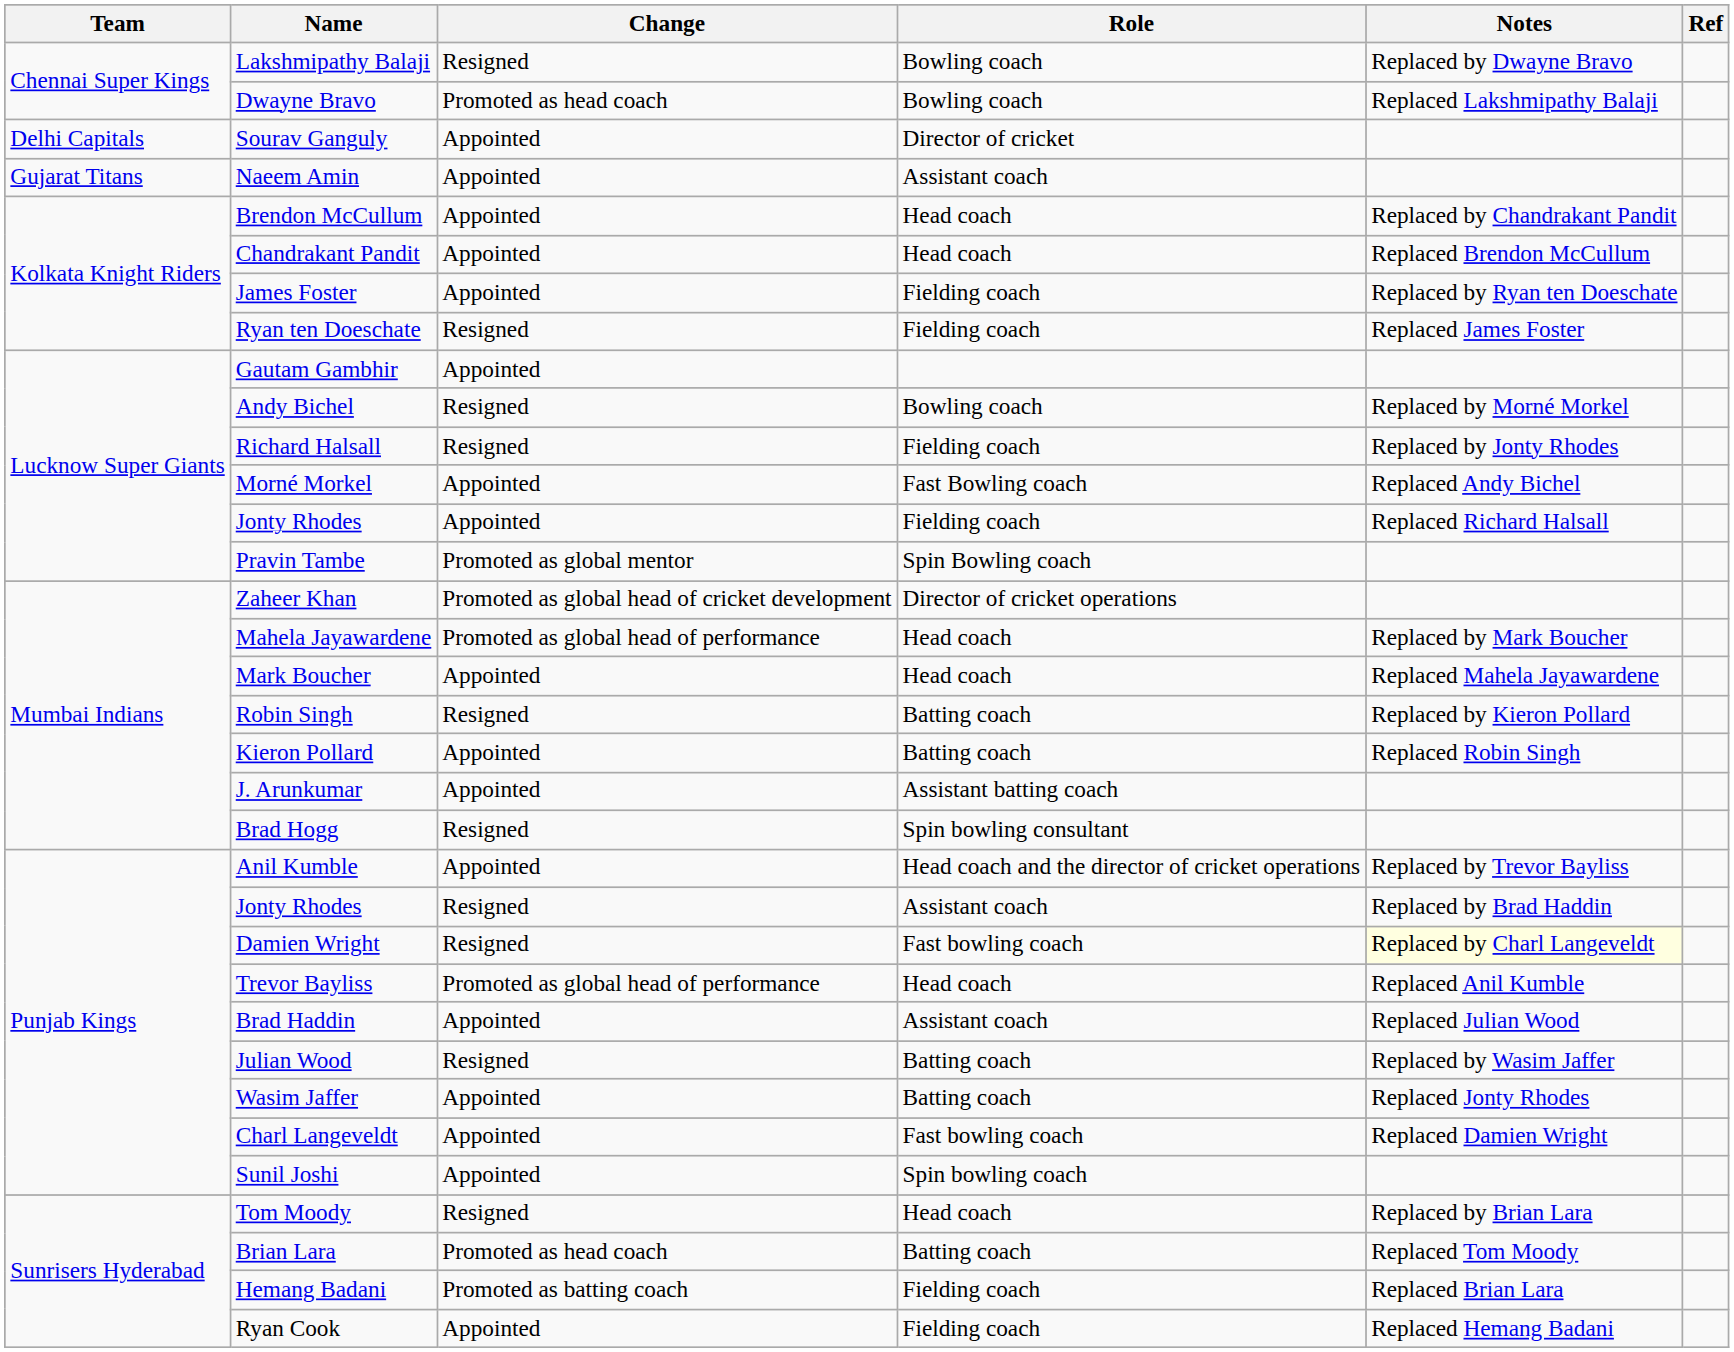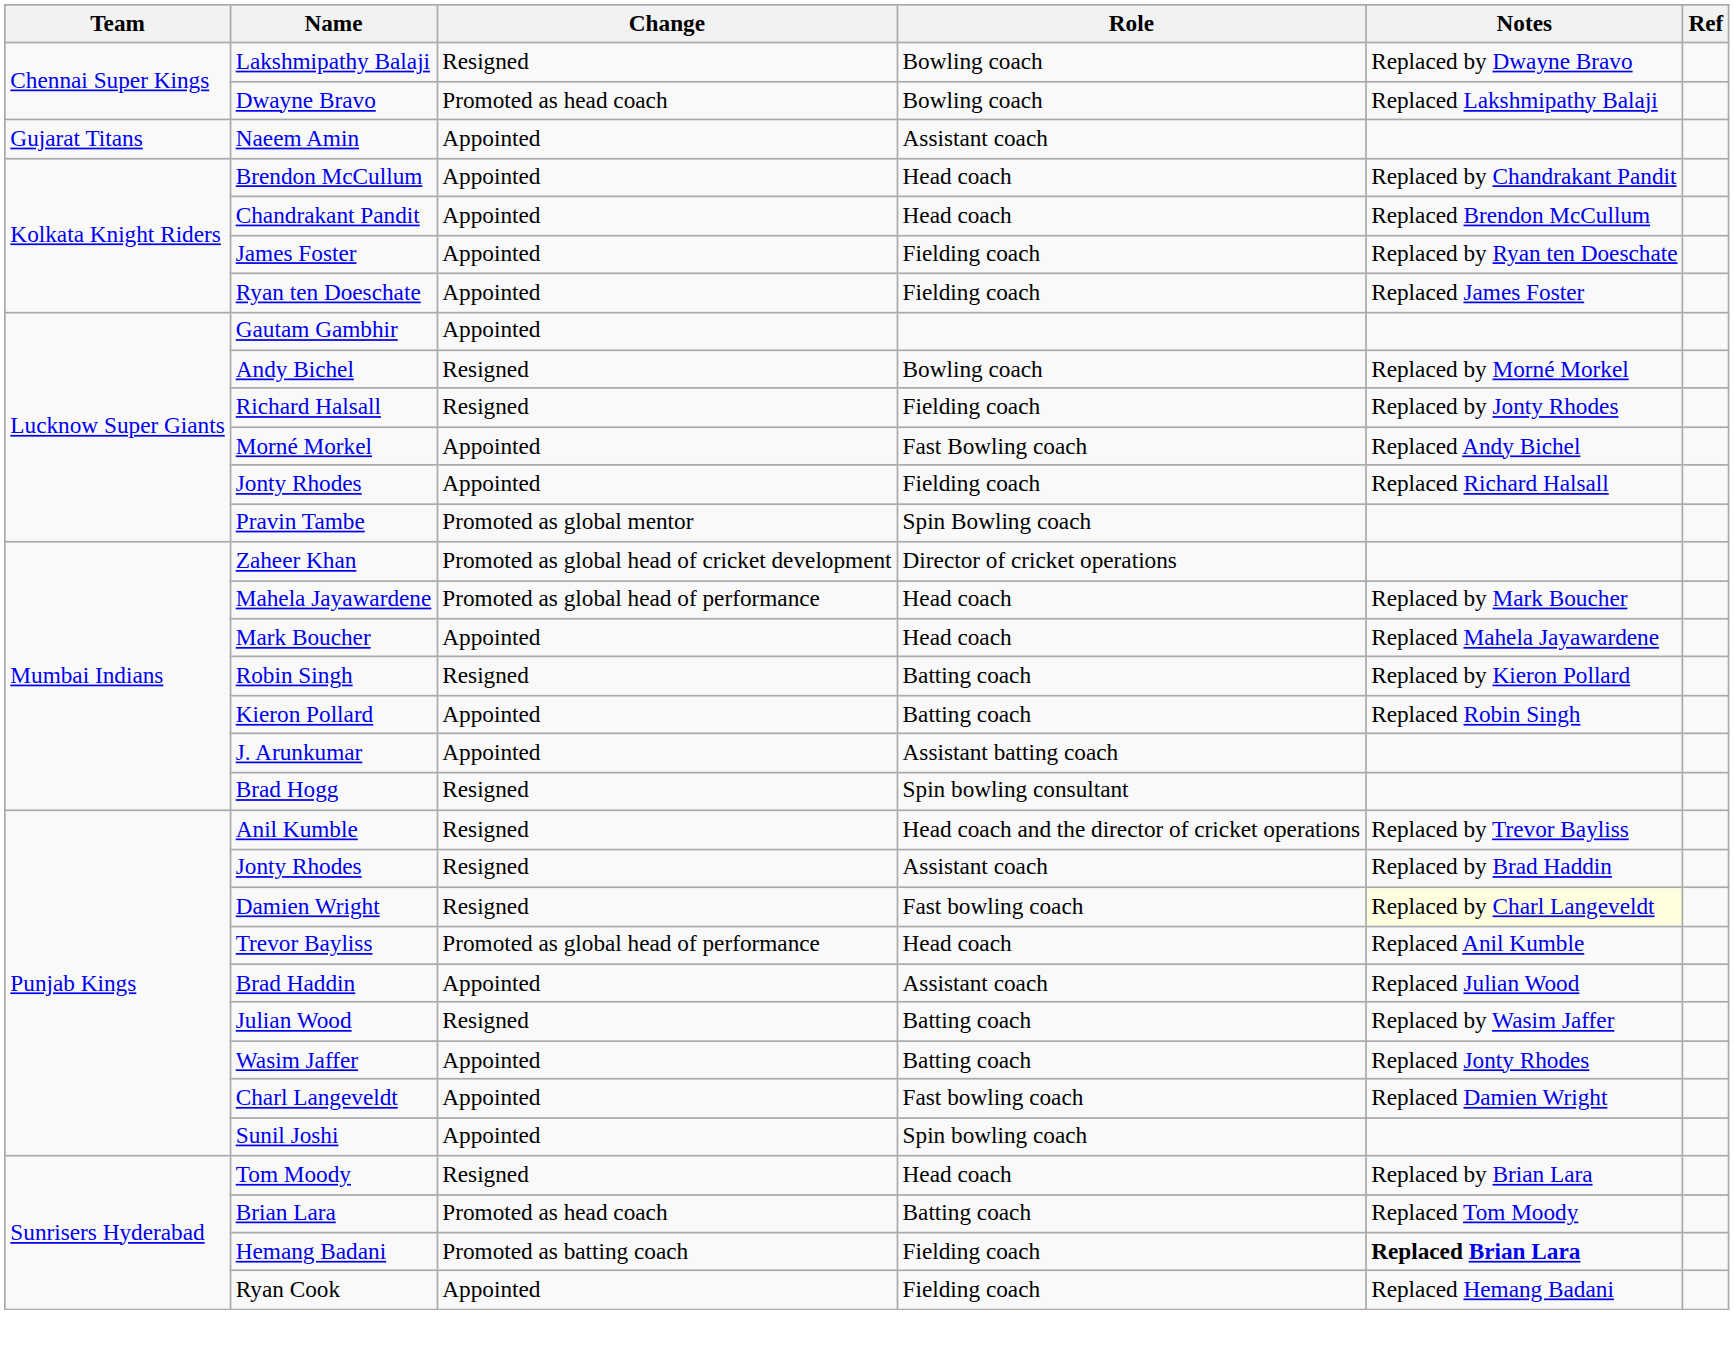- row: (312, 138)
(486, 330) Resigned -> (491, 291) Appointed
(491, 867) Appointed -> (486, 829) Resigned
(1467, 1289) normal -> (1476, 1251) bold
